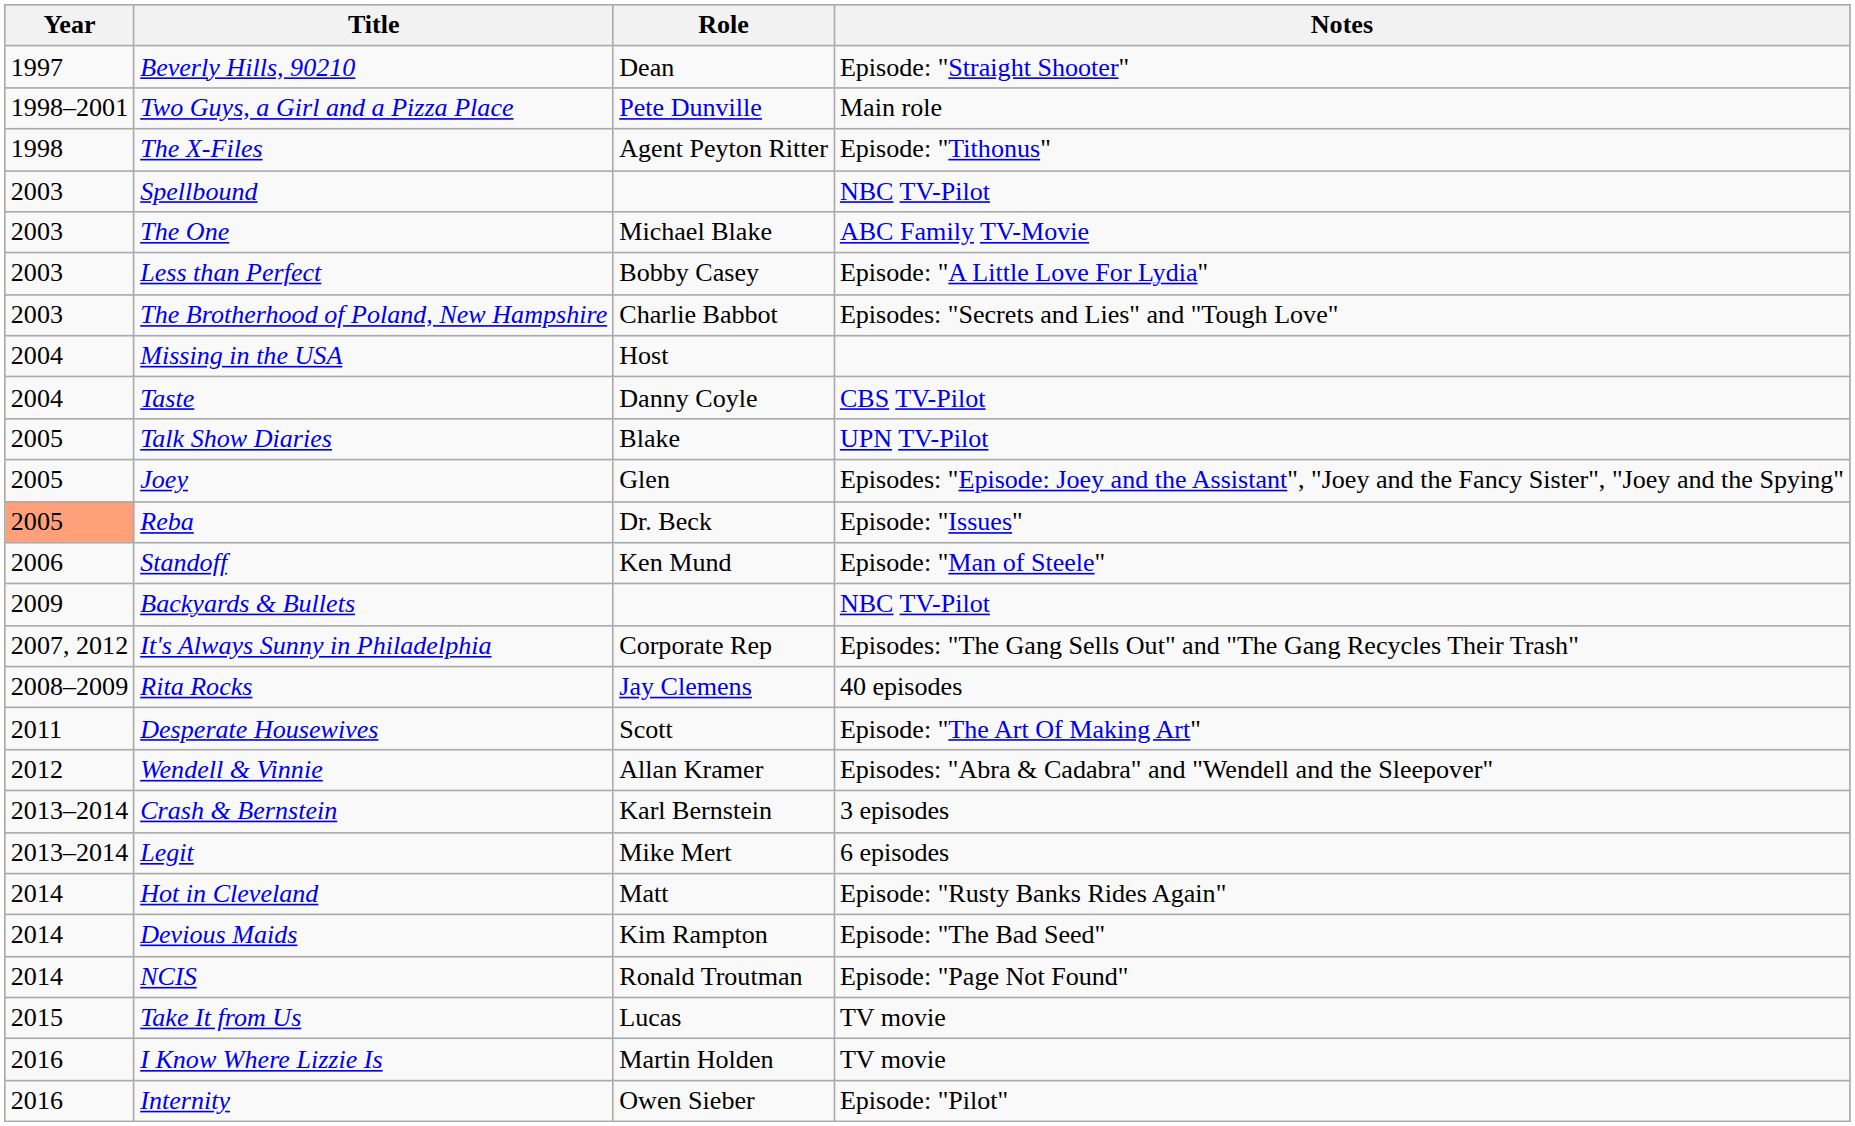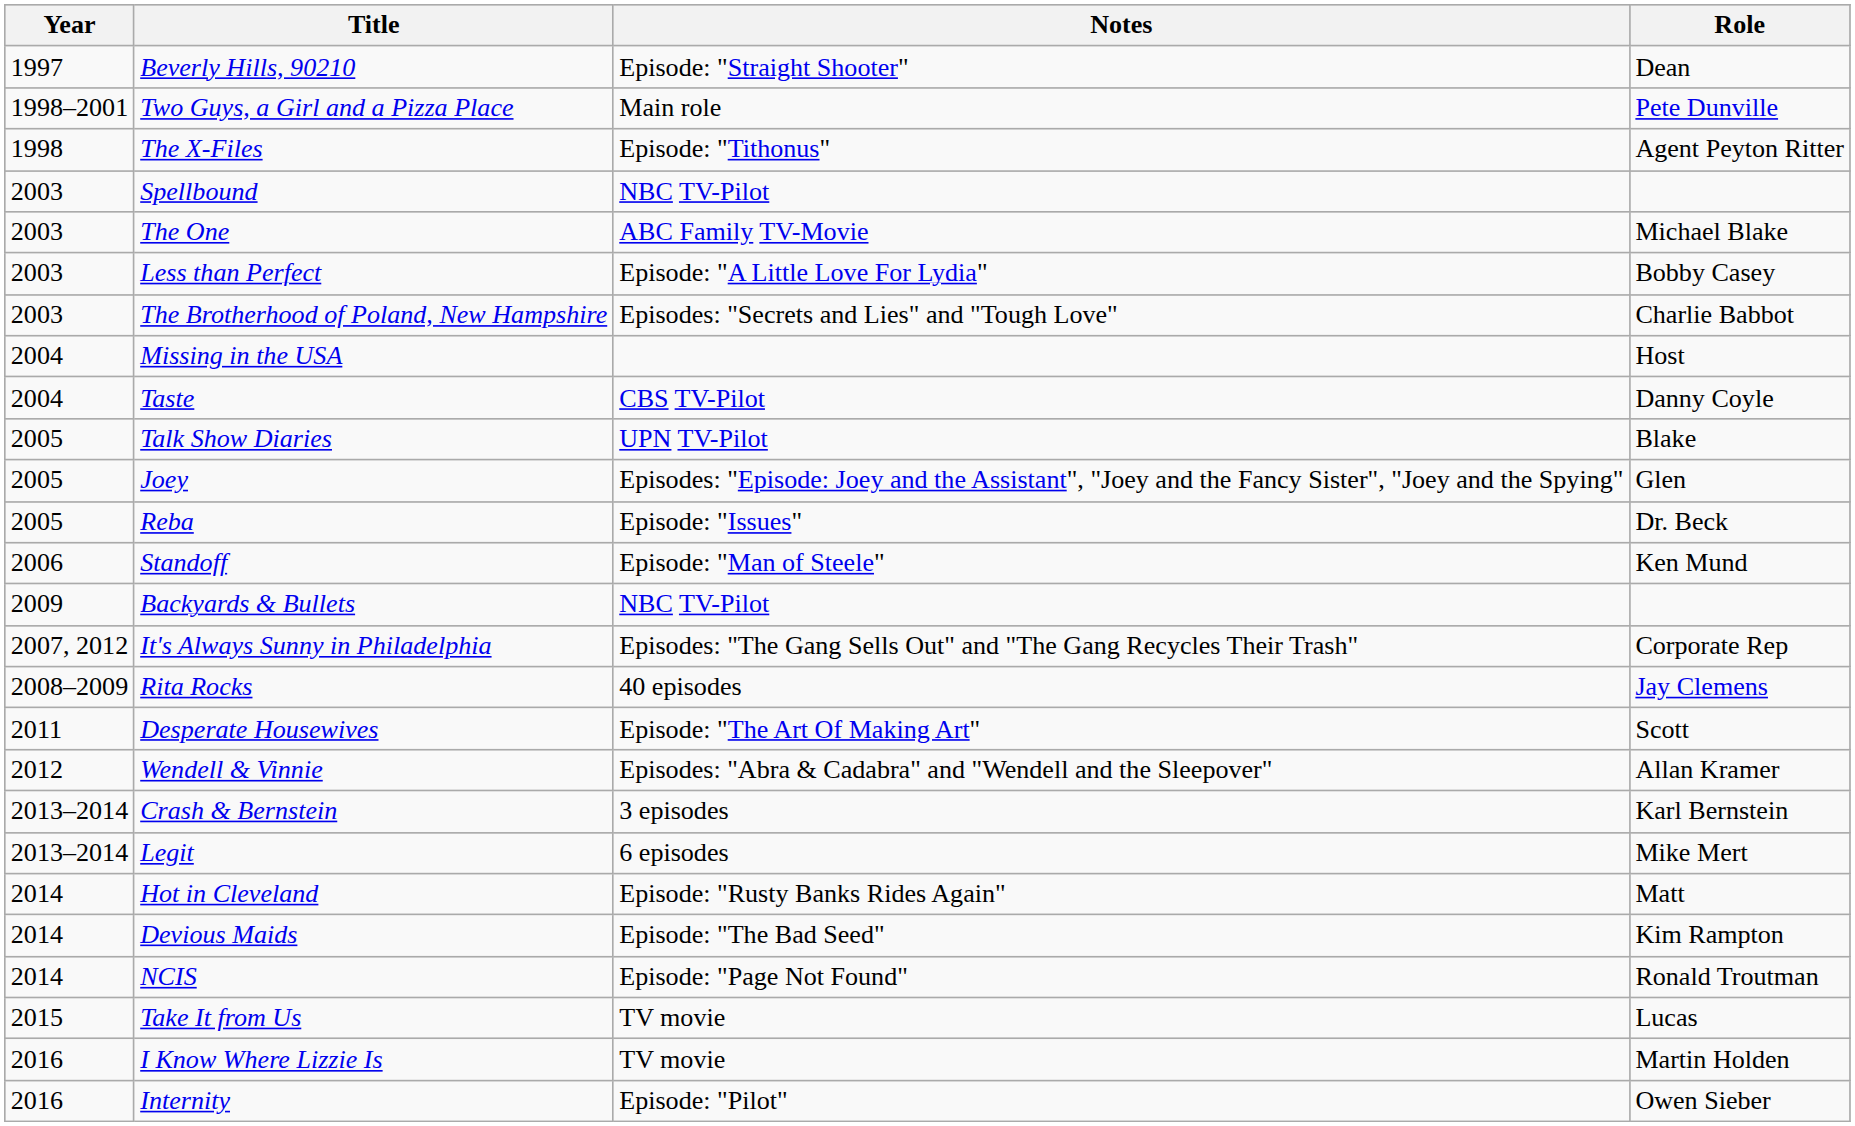columns swapped: (724, 25) <-> (1342, 25)
(37, 521) lightsalmon background -> (37, 521) no background
